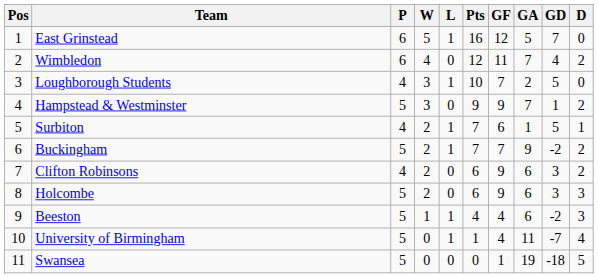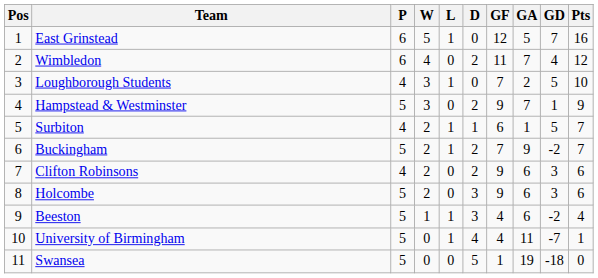columns swapped: (581, 15) <-> (475, 15)
